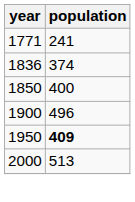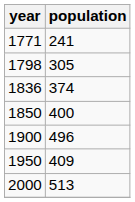+ row: (25, 64)
(61, 137) bold -> (61, 161) normal
